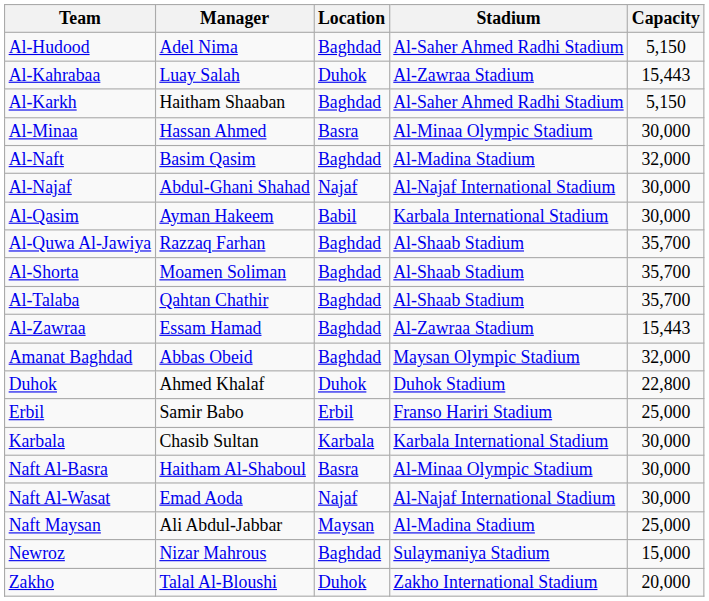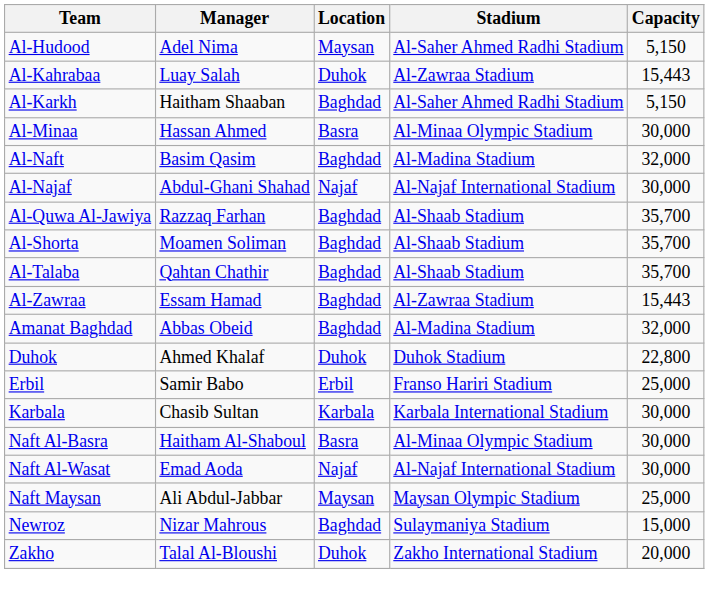(350, 46) Baghdad -> (346, 46) Maysan
- row: (44, 215)
(487, 356) Maysan Olympic Stadium -> (464, 328) Al-Madina Stadium
(464, 525) Al-Madina Stadium -> (487, 497) Maysan Olympic Stadium
